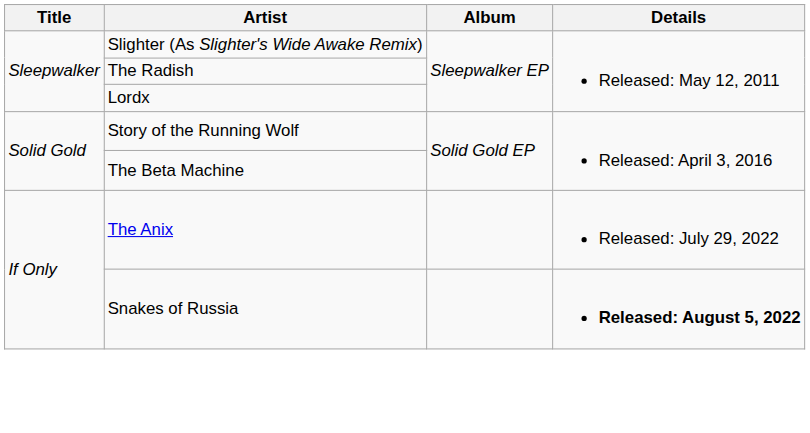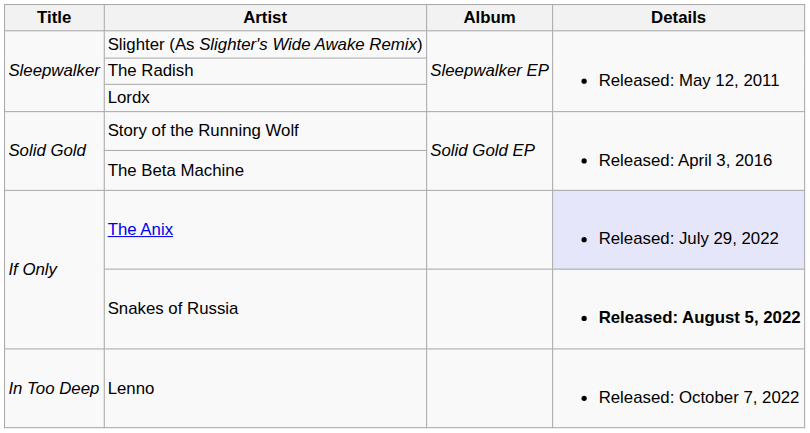(679, 239) no background -> (679, 239) lavender background
+ row: (131, 388)
